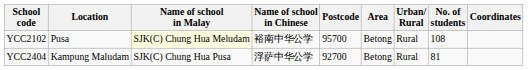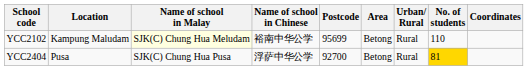(60, 39) Pusa -> (90, 39) Kampung Maludam
(334, 39) 95700 -> (334, 39) 95699
(438, 39) 108 -> (438, 39) 110
(90, 56) Kampung Maludam -> (60, 56) Pusa
(435, 56) no background -> (435, 56) gold background
